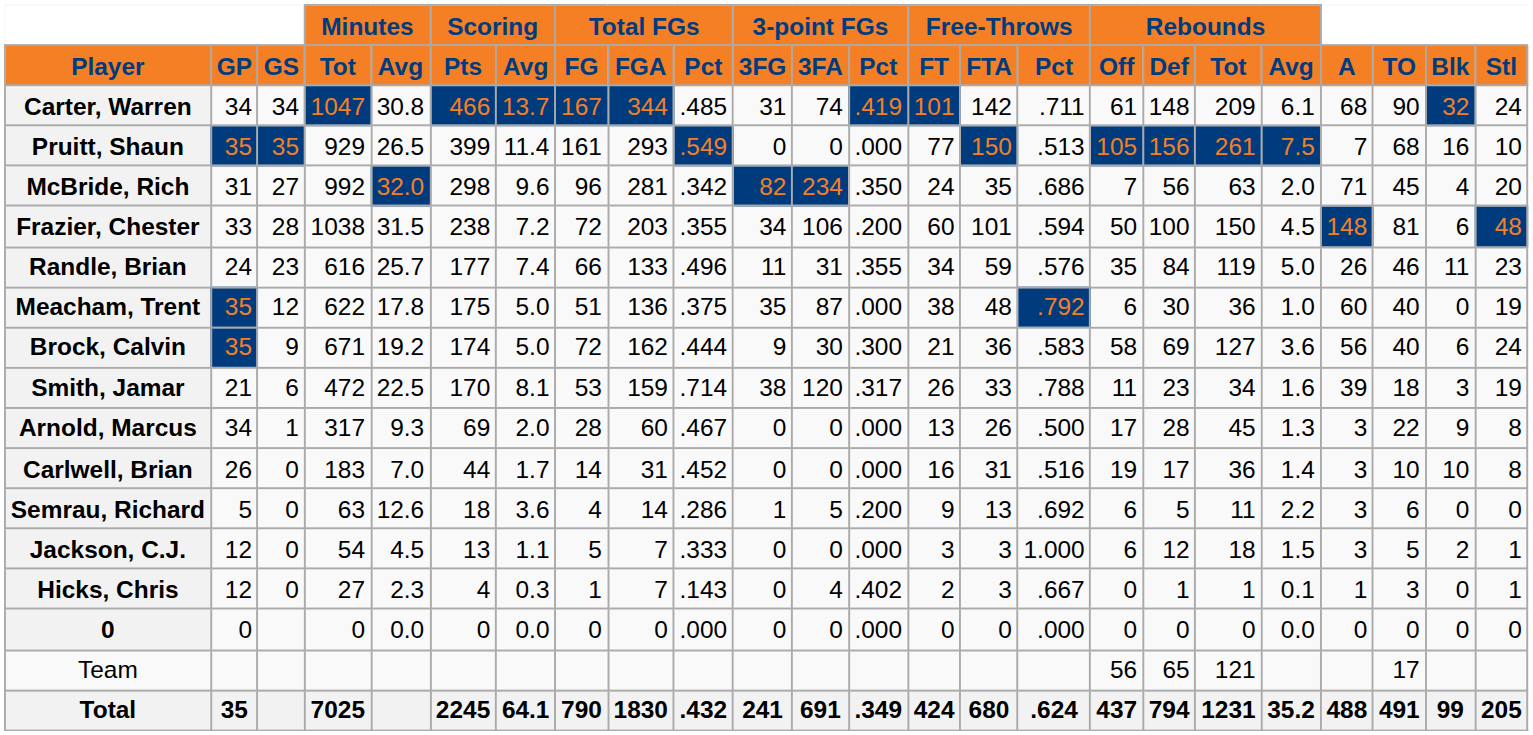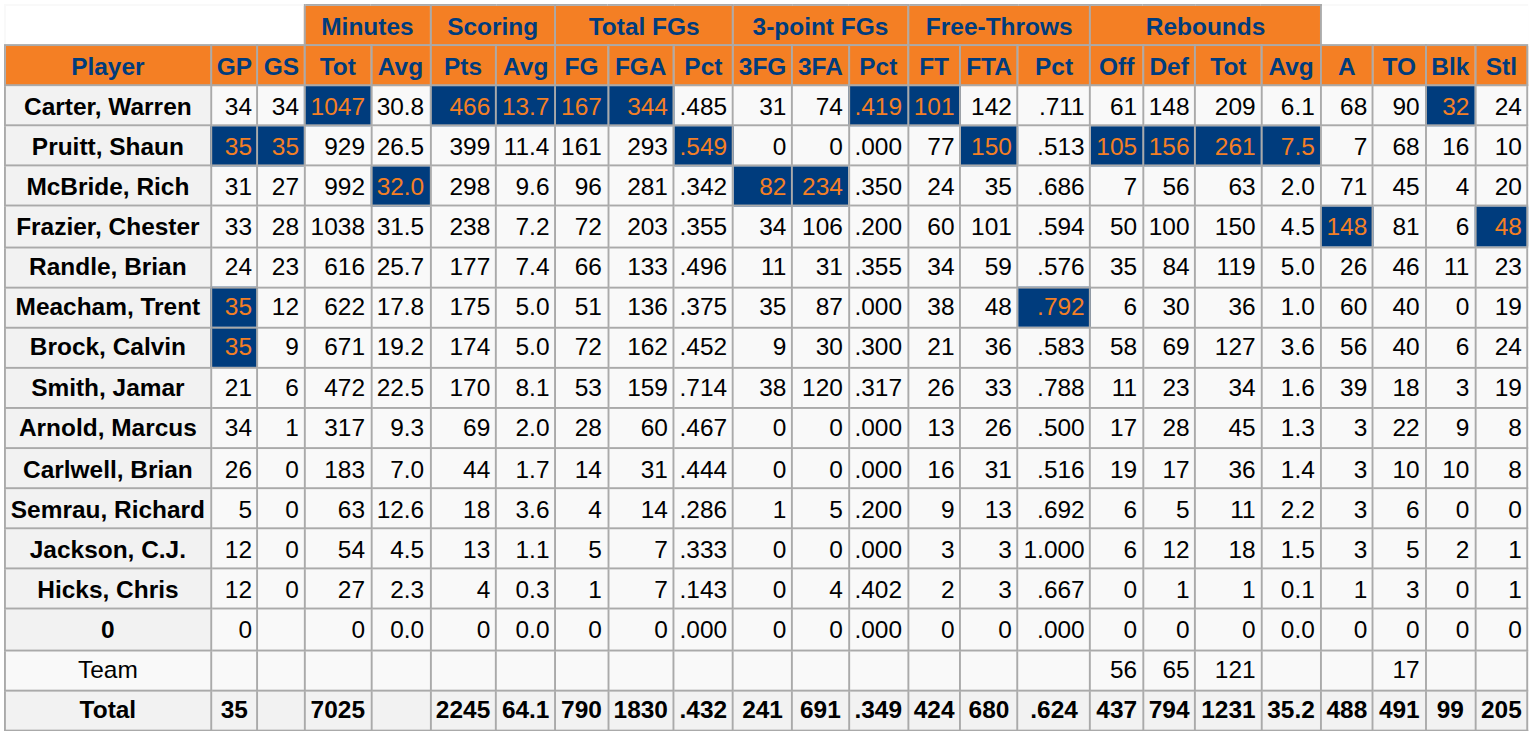(703, 347) .444 -> (703, 347) .452
(703, 468) .452 -> (703, 468) .444
